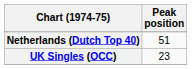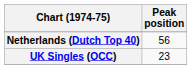(164, 40) 51 -> (164, 40) 56
